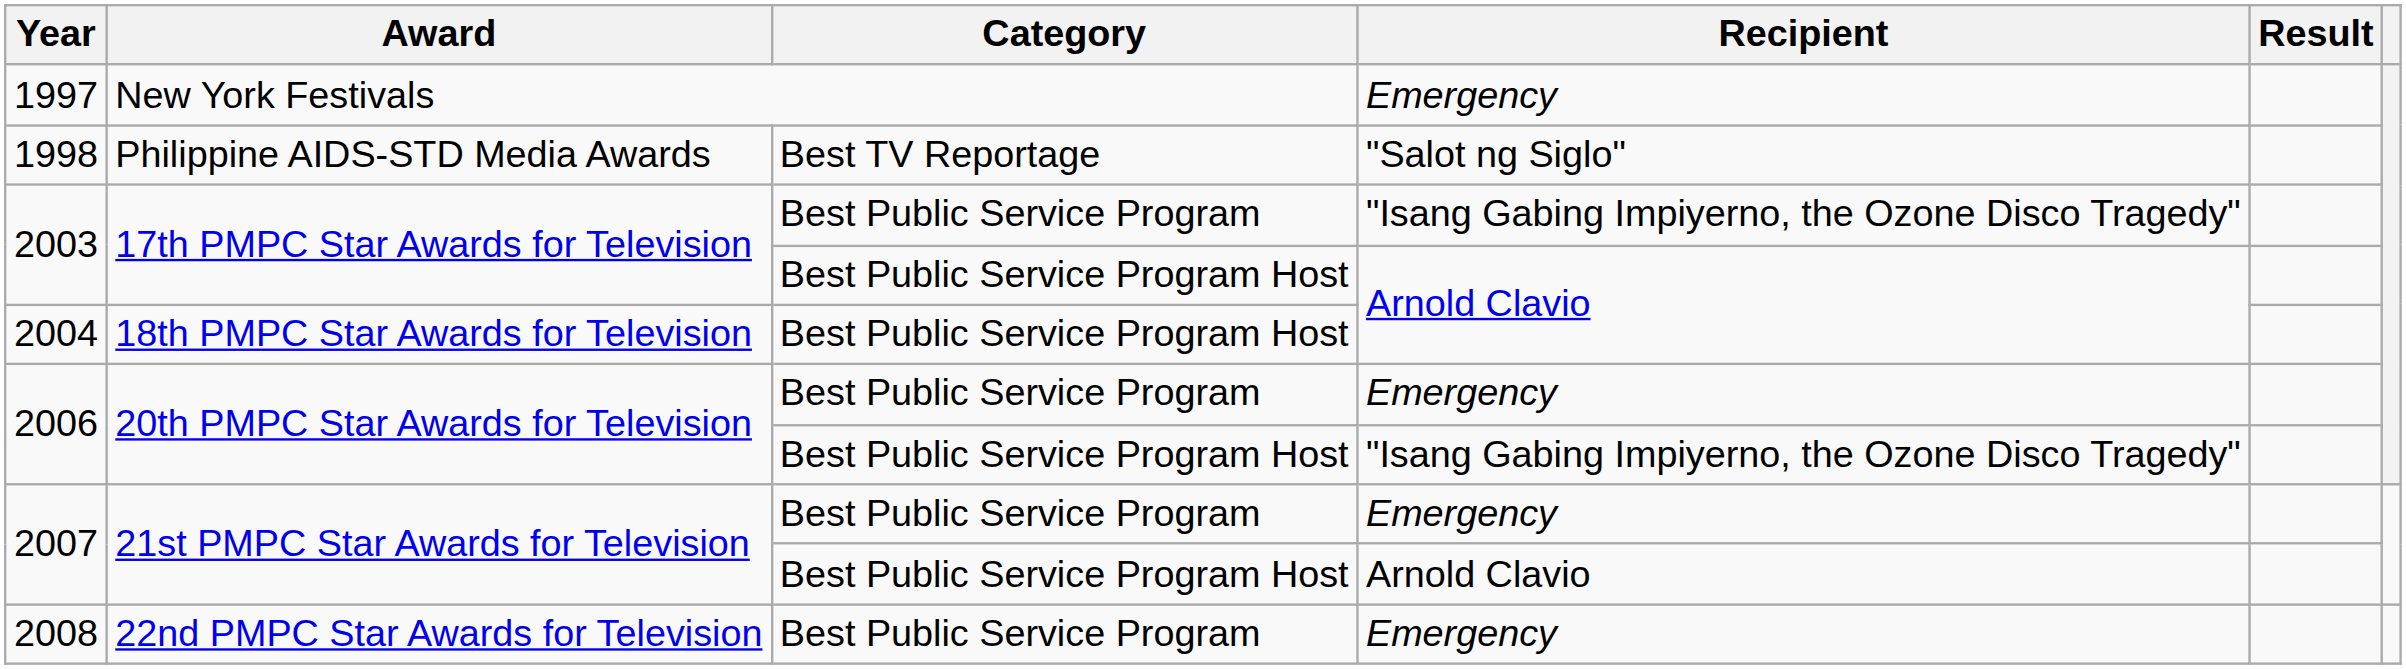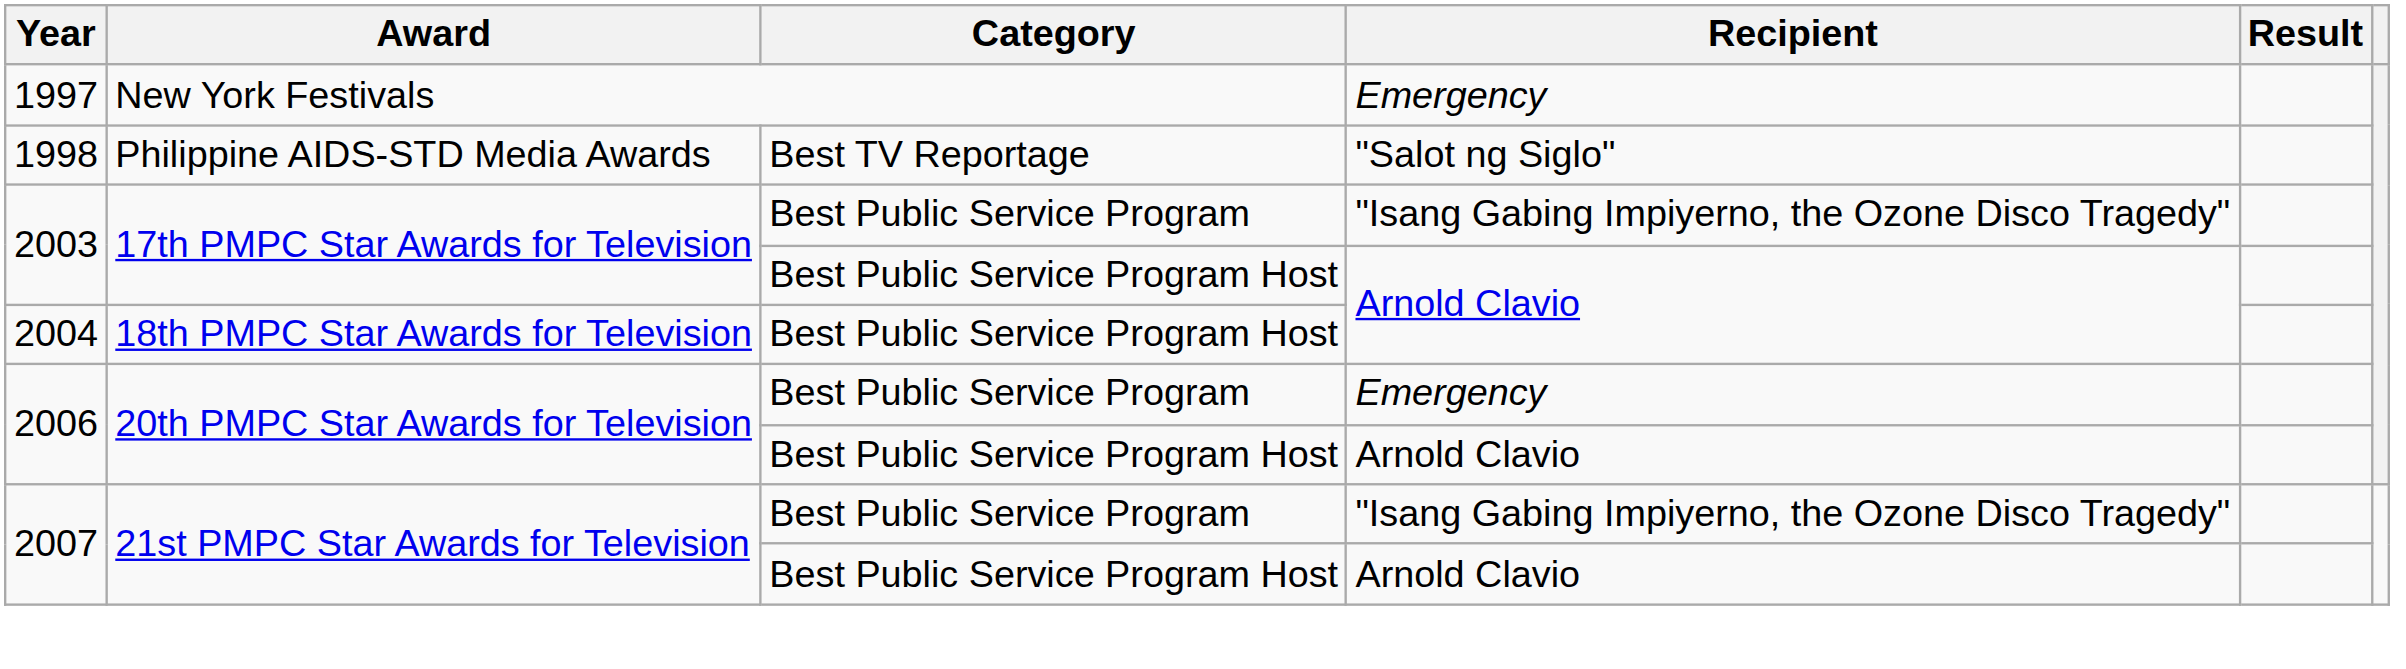(1803, 453) "Isang Gabing Impiyerno, the Ozone Disco Tragedy" -> (1468, 453) Arnold Clavio
(1461, 513) Emergency -> (1793, 513) "Isang Gabing Impiyerno, the Ozone Disco Tragedy"
- row: (56, 633)
